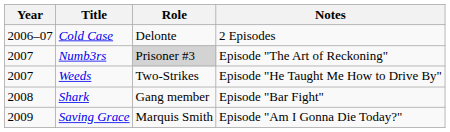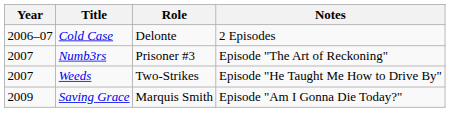(165, 55) lightgrey background -> (165, 55) no background
- row: (74, 96)
